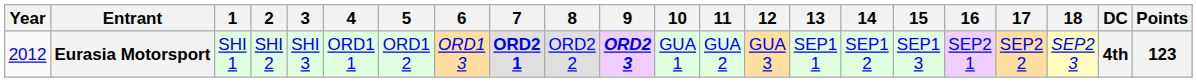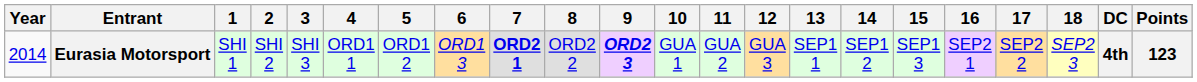(28, 54) 2012 -> (28, 54) 2014
